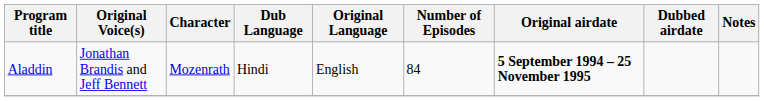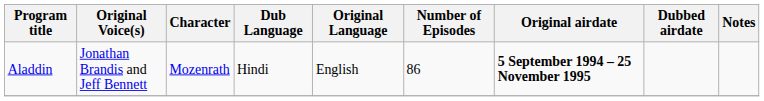(414, 68) 84 -> (414, 68) 86
